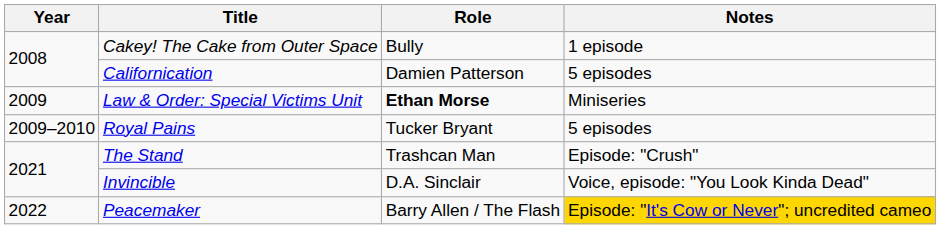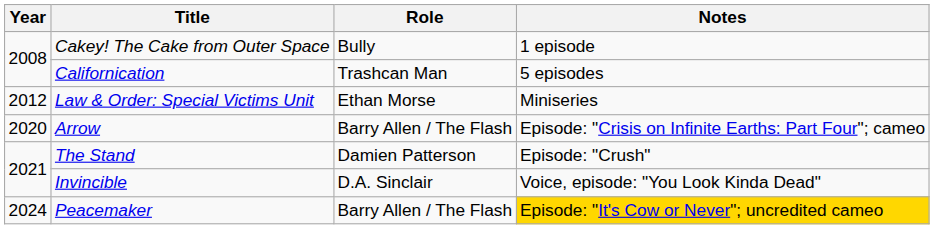(455, 73) Damien Patterson -> (392, 73) Trashcan Man
(28, 100) 2009 -> (28, 100) 2012
(437, 100) bold -> (387, 100) normal
- row: (149, 127)
+ row: (77, 127)
(441, 155) Trashcan Man -> (407, 155) Damien Patterson
(28, 210) 2022 -> (28, 210) 2024
